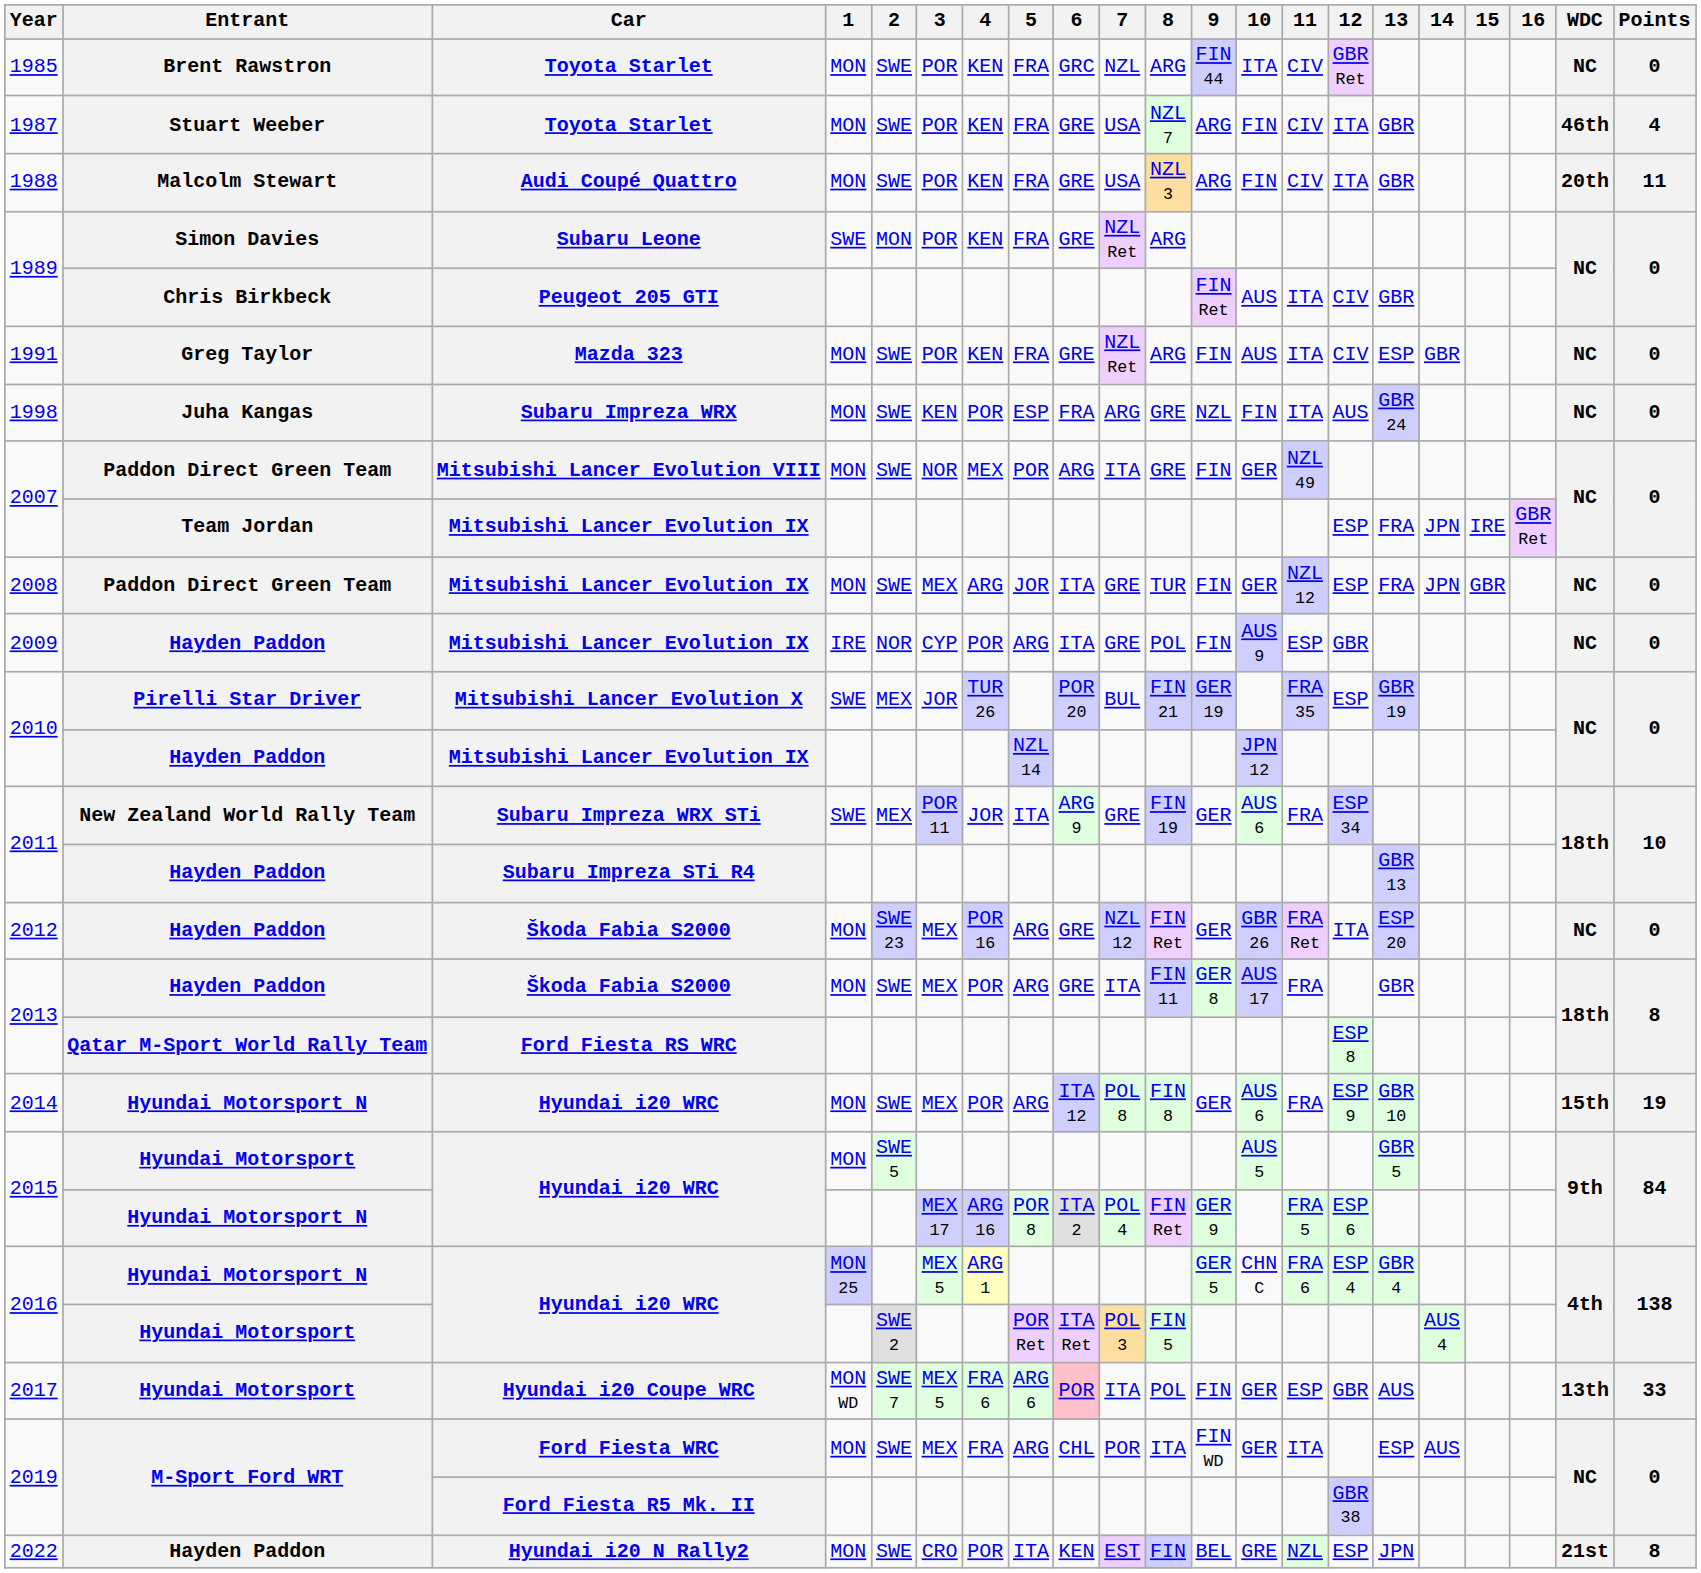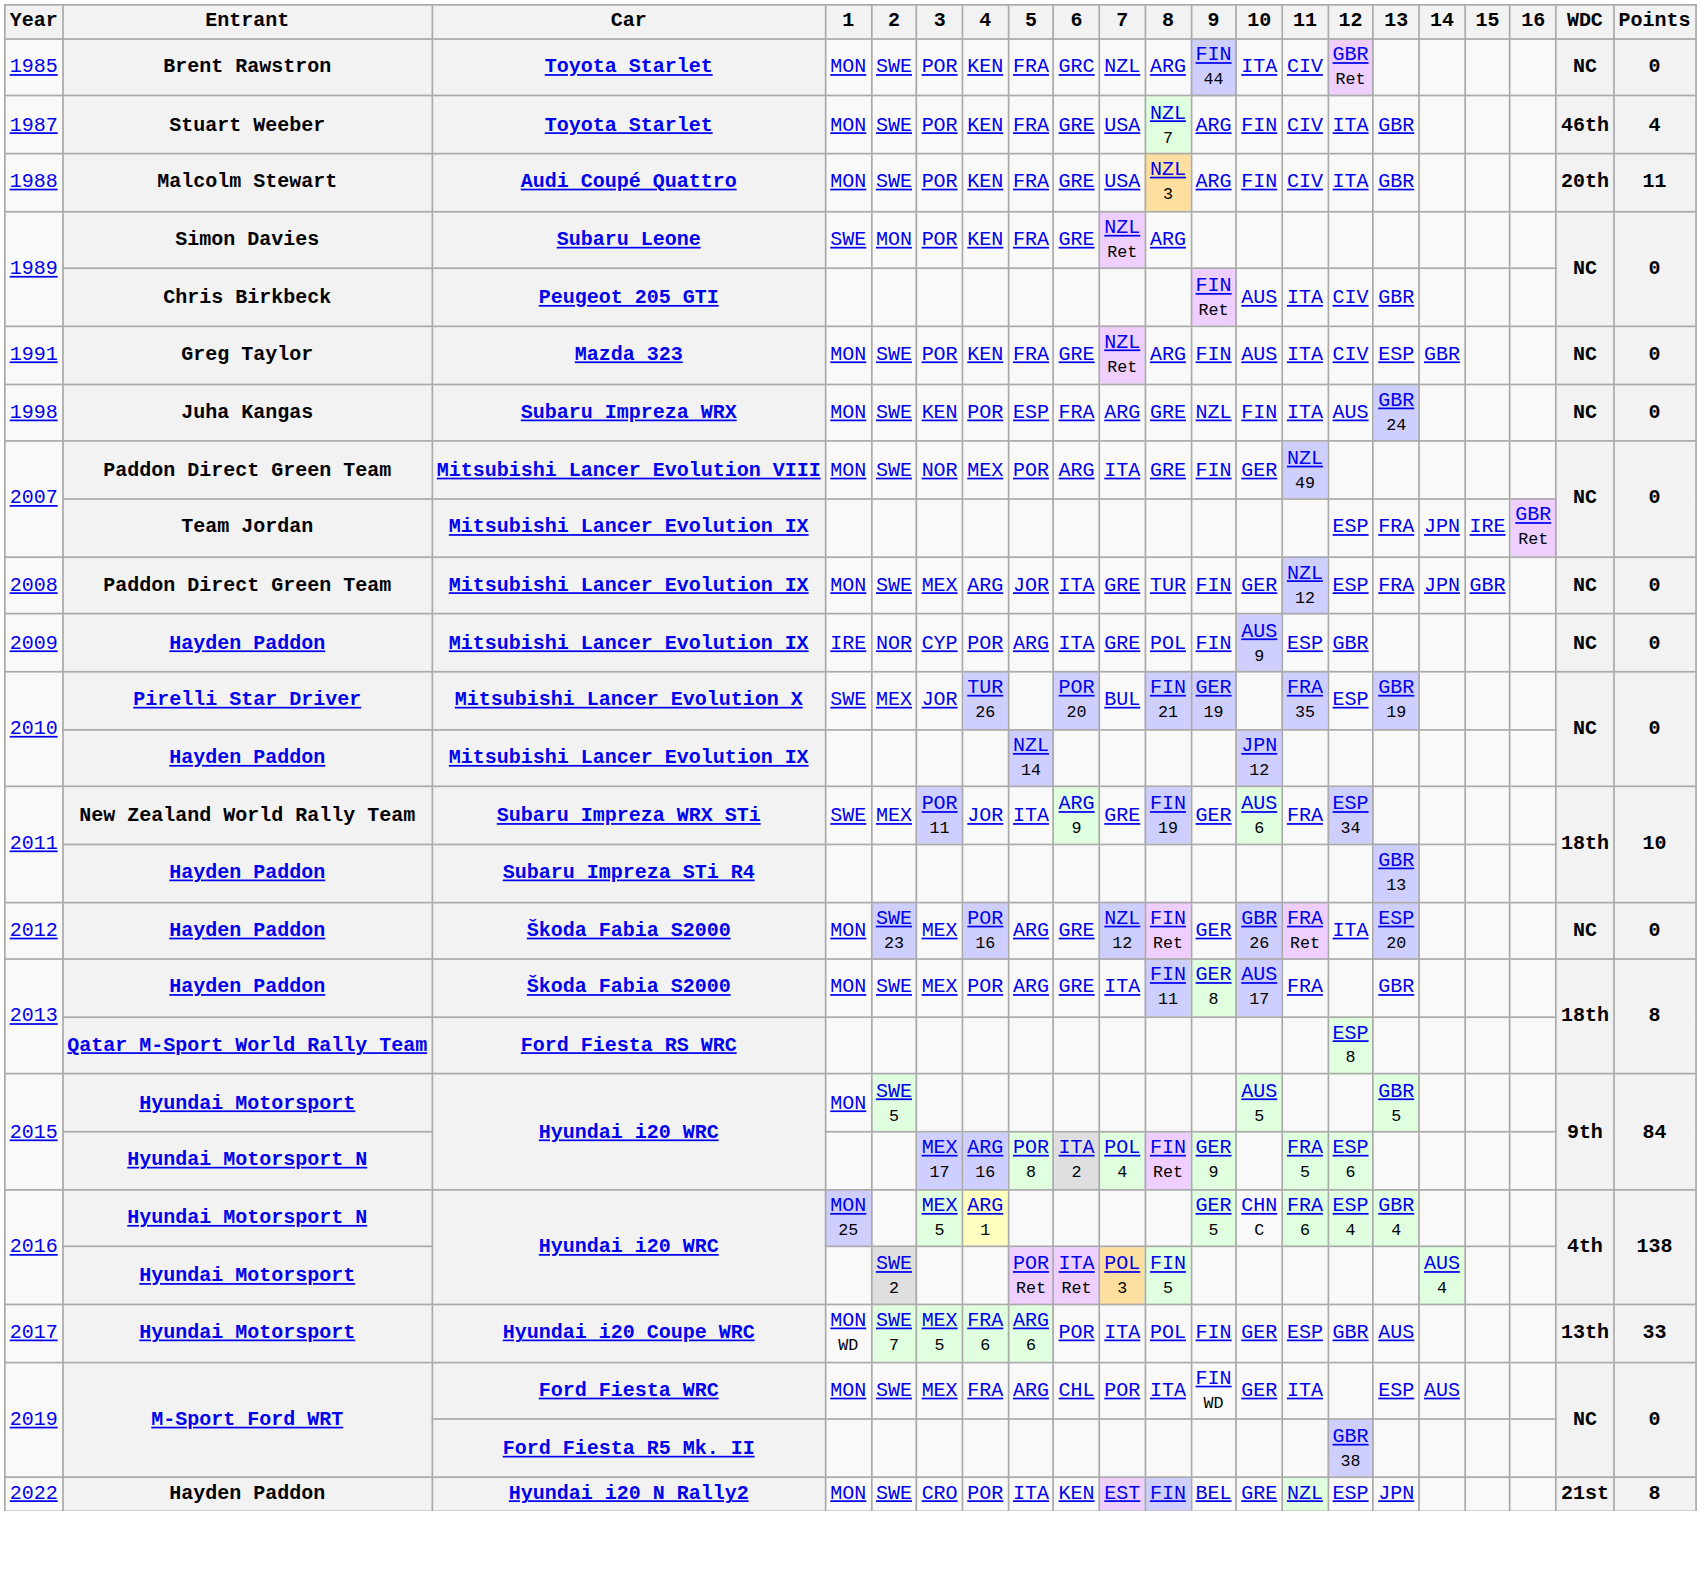- row: (34, 1103)
(1077, 1391) pink background -> (1077, 1333) no background
